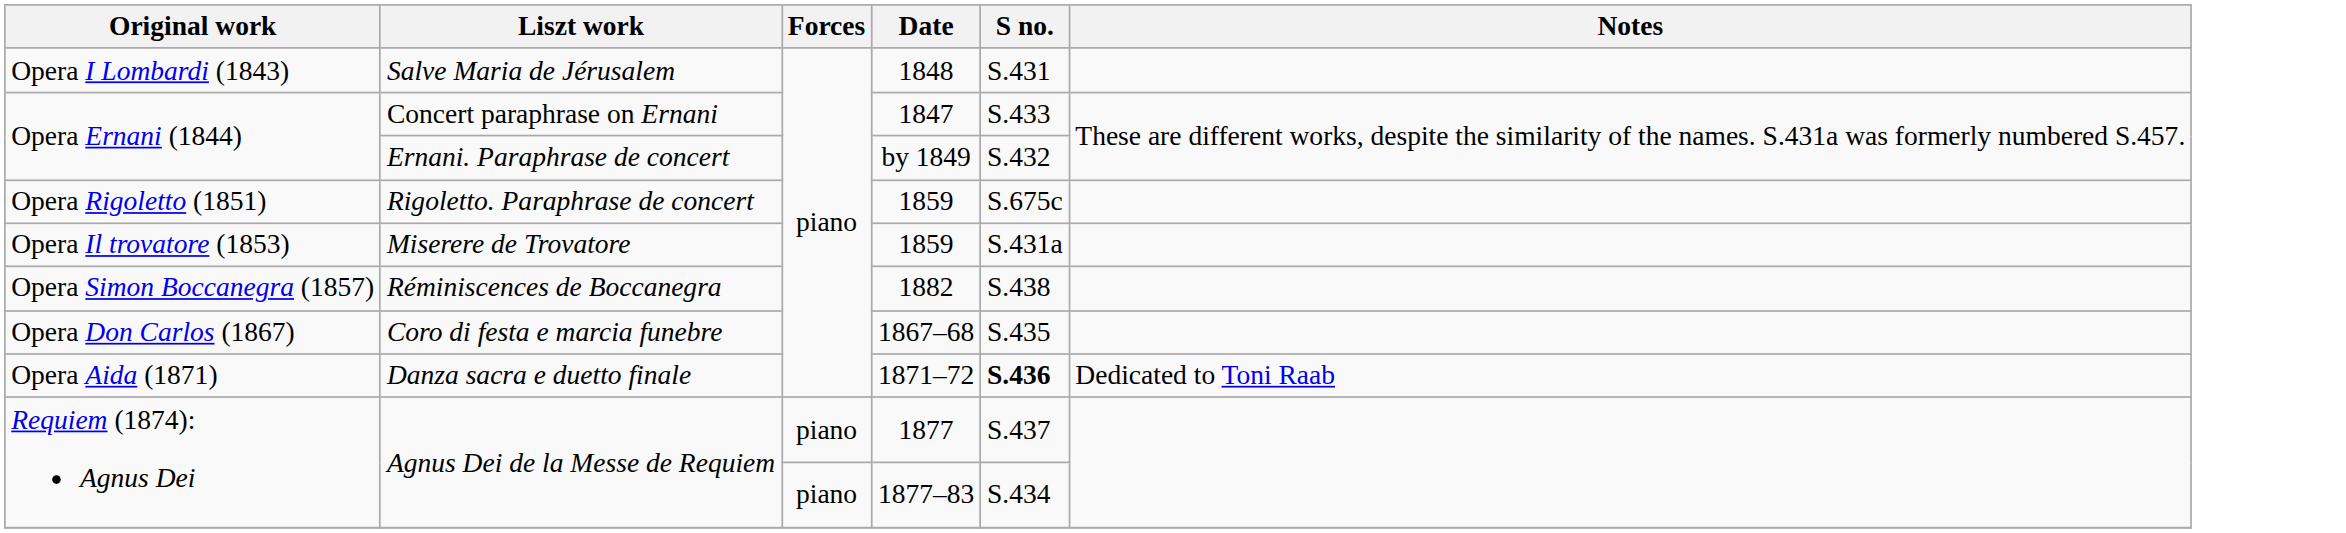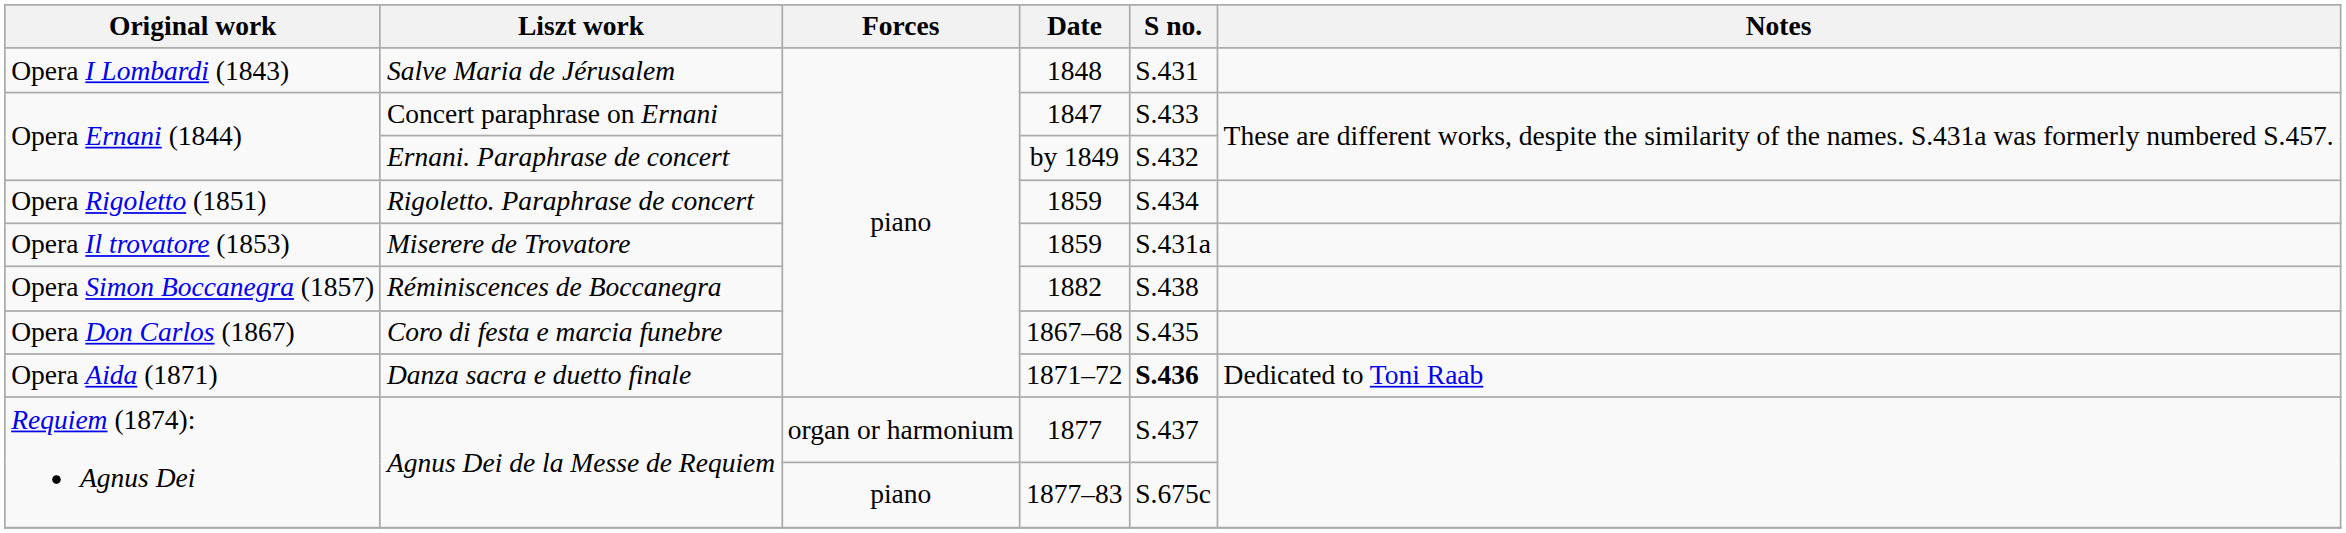(1025, 200) S.675c -> (1167, 200) S.434
(827, 429) piano -> (901, 429) organ or harmonium
(1019, 494) S.434 -> (1173, 494) S.675c
